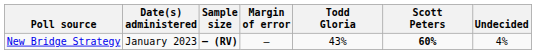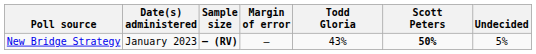(428, 41) 60% -> (428, 41) 50%
(502, 41) 4% -> (502, 41) 5%
